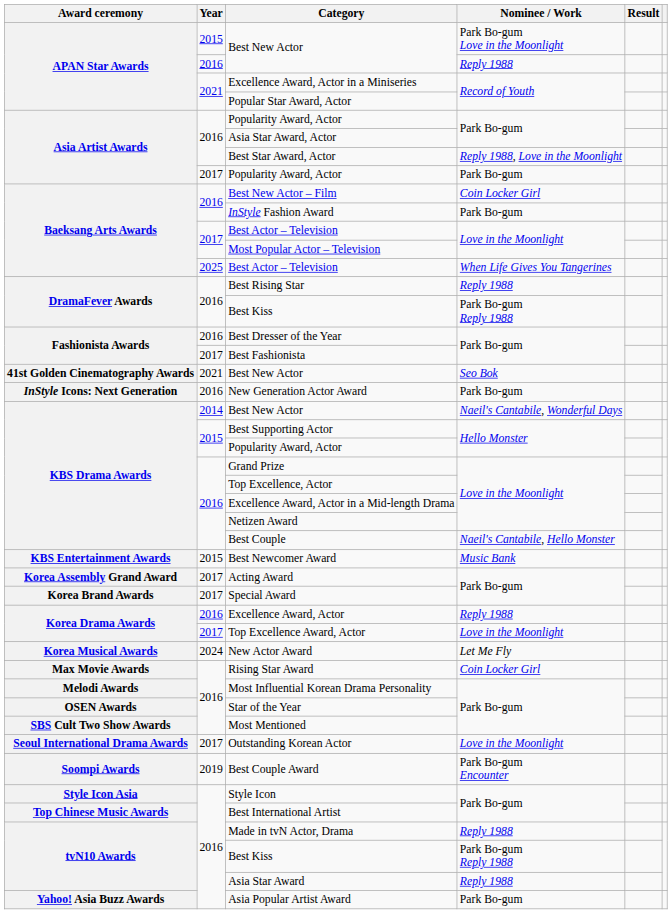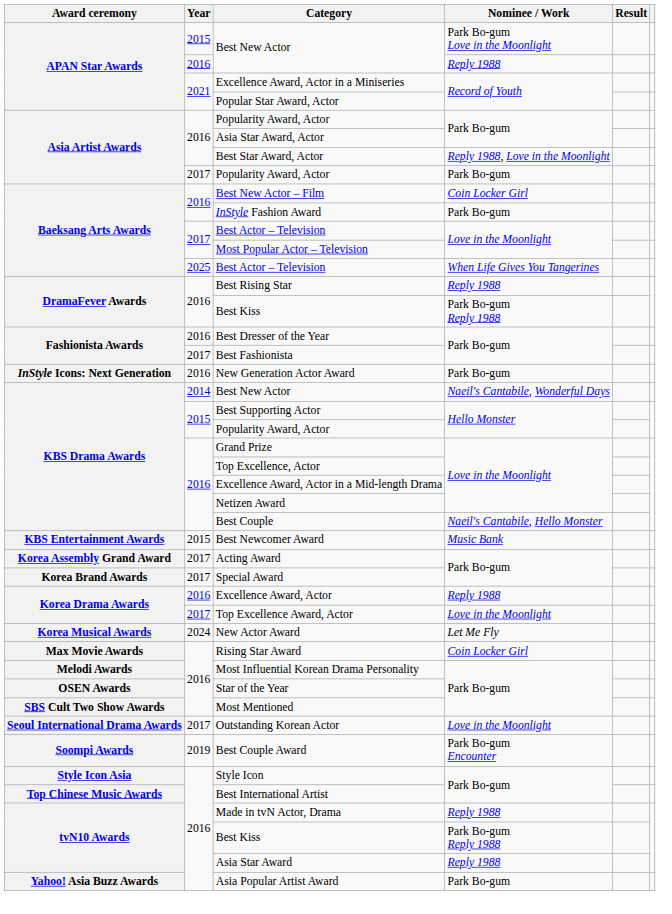- row: (211, 373)
